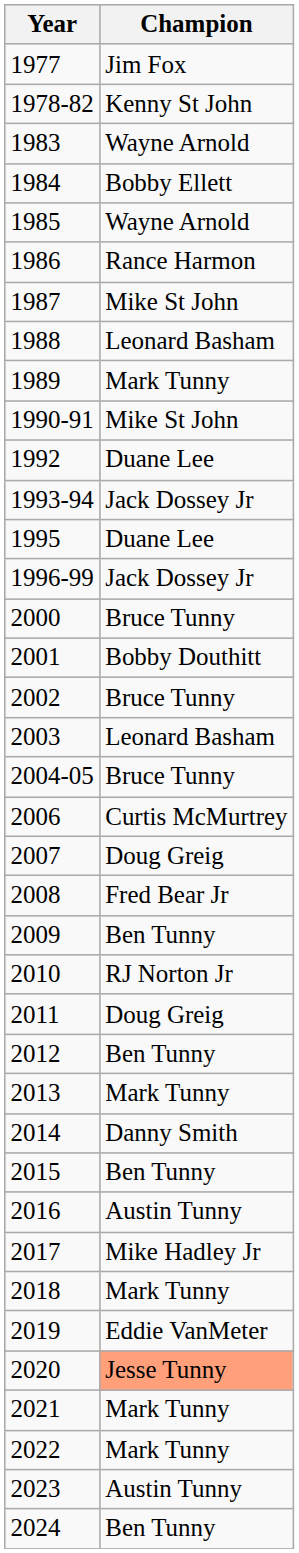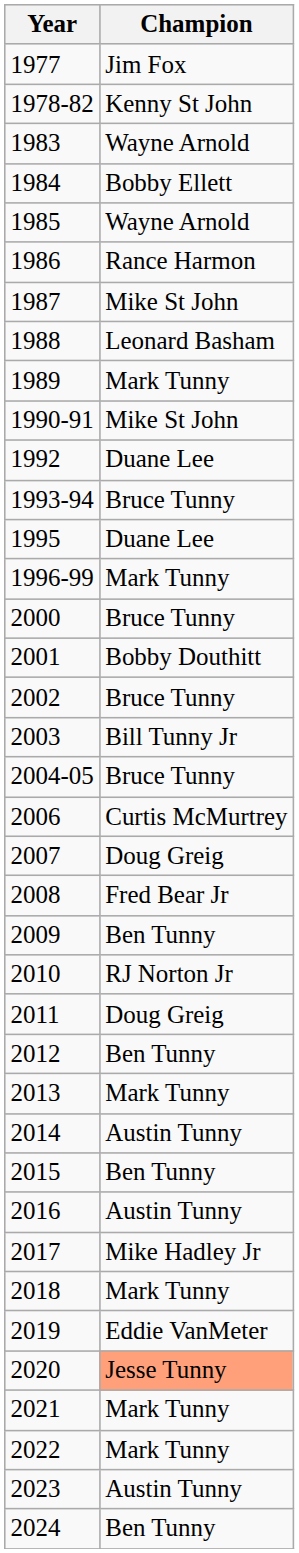(179, 499) Jack Dossey Jr -> (170, 499) Bruce Tunny
(179, 578) Jack Dossey Jr -> (167, 578) Mark Tunny
(190, 736) Leonard Basham -> (171, 736) Bill Tunny Jr
(171, 1132) Danny Smith -> (174, 1132) Austin Tunny
